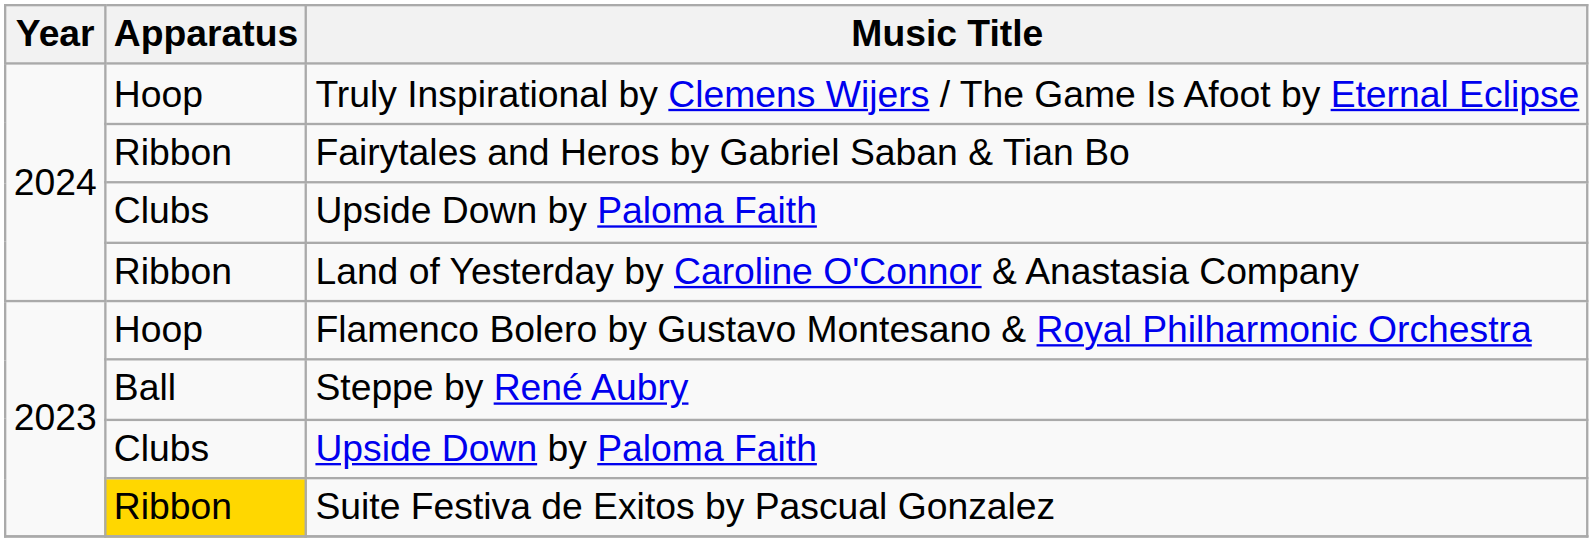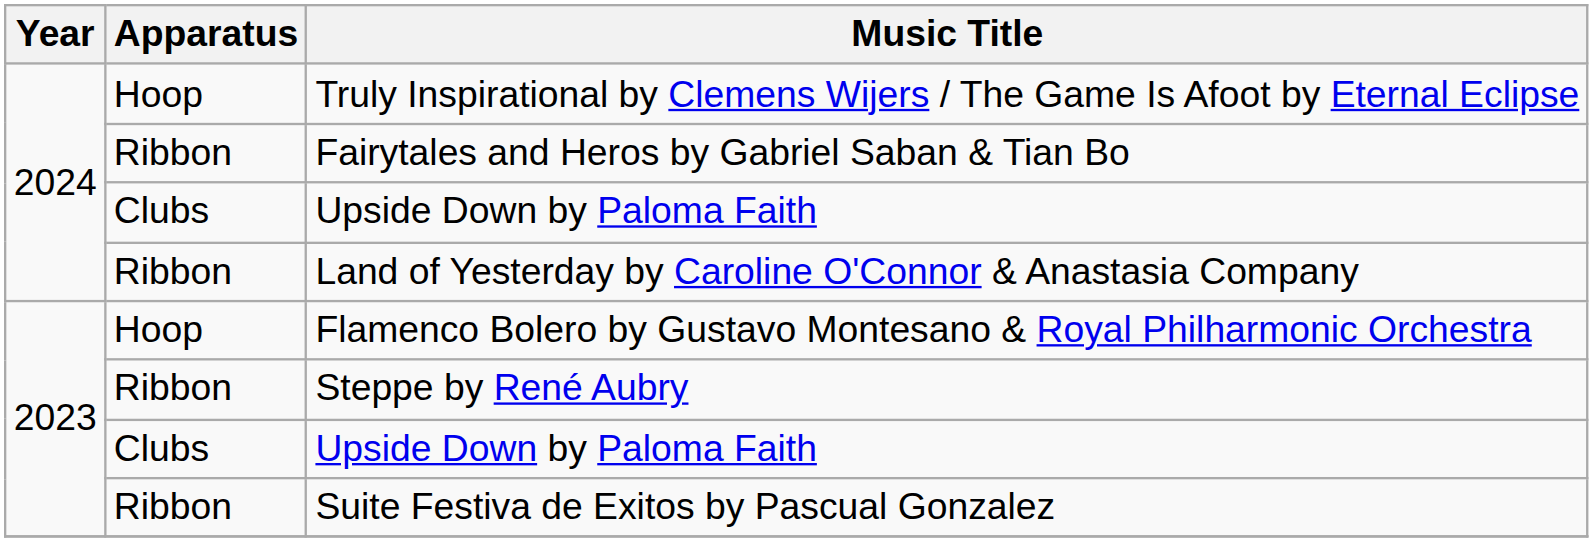(145, 388) Ball -> (173, 388) Ribbon
(173, 507) gold background -> (173, 507) no background
